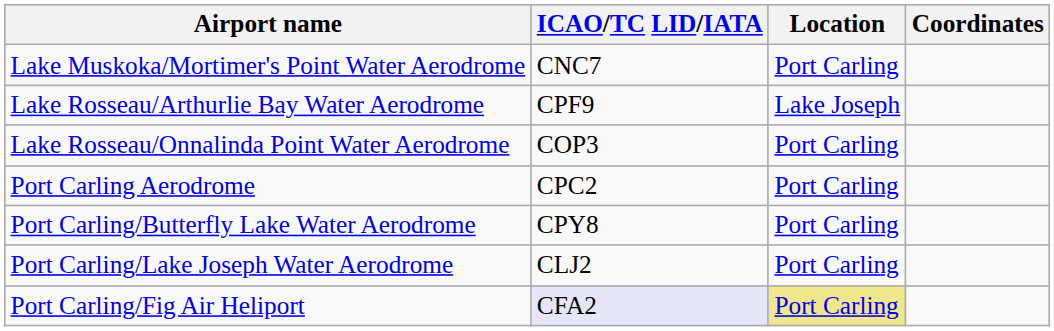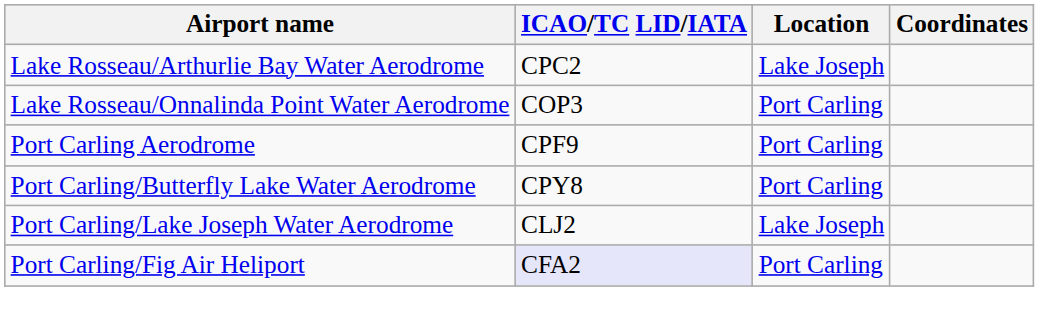- row: (268, 64)
(566, 104) CPF9 -> (551, 64) CPC2
(567, 184) CPC2 -> (550, 144) CPF9
(837, 265) Port Carling -> (821, 225) Lake Joseph
(837, 305) khaki background -> (821, 265) no background
